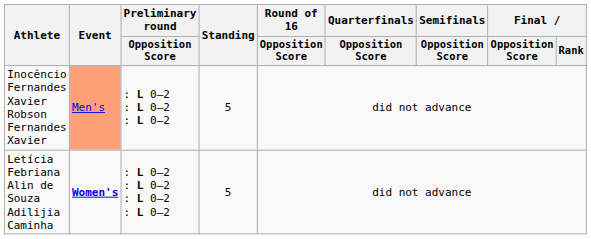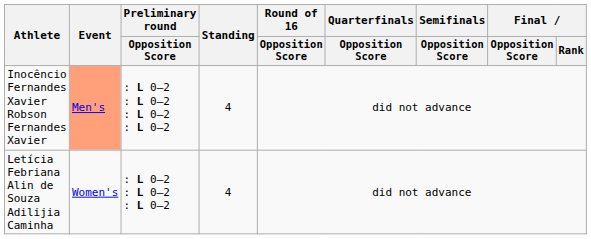(147, 107) : L 0–2 : L 0–2 : L 0–2 -> (147, 107) : L 0–2 : L 0–2 : L 0–2 : L 0–2
(228, 107) 5 -> (228, 107) 4
(95, 192) bold -> (95, 192) normal
(147, 192) : L 0–2 : L 0–2 : L 0–2 : L 0–2 -> (147, 192) : L 0–2 : L 0–2 : L 0–2
(228, 192) 5 -> (228, 192) 4
